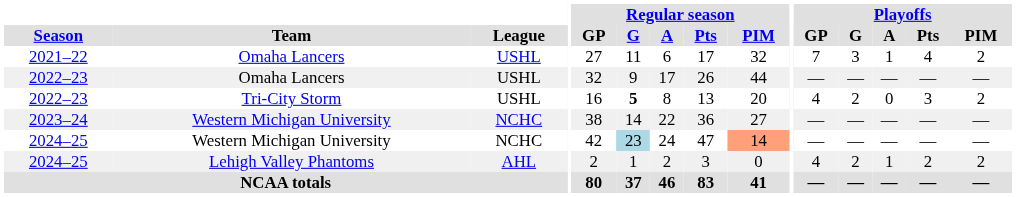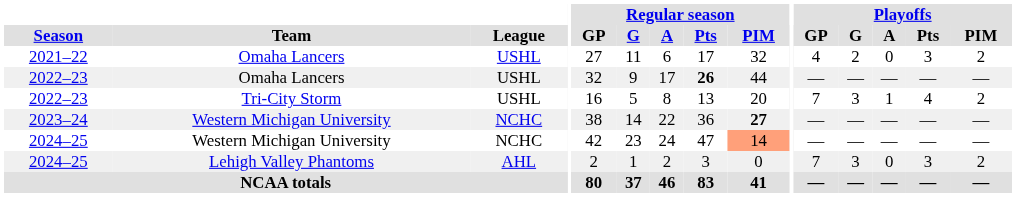(816, 56) 7 -> (816, 56) 4
(856, 56) 3 -> (856, 56) 2
(889, 56) 1 -> (889, 56) 0
(928, 56) 4 -> (928, 56) 3
(706, 77) normal -> (706, 77) bold
(633, 98) bold -> (633, 98) normal
(816, 98) 4 -> (816, 98) 7
(856, 98) 2 -> (856, 98) 3
(889, 98) 0 -> (889, 98) 1
(928, 98) 3 -> (928, 98) 4
(759, 119) normal -> (759, 119) bold
(633, 140) lightblue background -> (633, 140) no background
(816, 161) 4 -> (816, 161) 7
(856, 161) 2 -> (856, 161) 3
(889, 161) 1 -> (889, 161) 0
(928, 161) 2 -> (928, 161) 3
